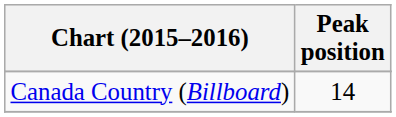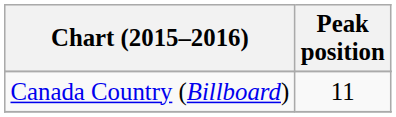(343, 91) 14 -> (343, 91) 11
